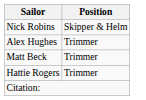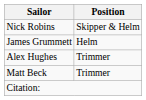+ row: (39, 42)
- row: (33, 73)
